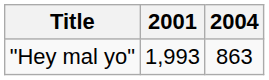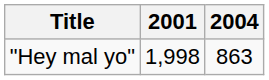(172, 56) 1,993 -> (172, 56) 1,998
